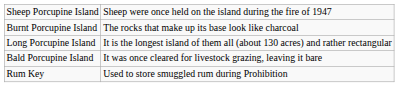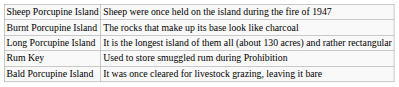rows swapped: (50, 58) <-> (25, 74)
